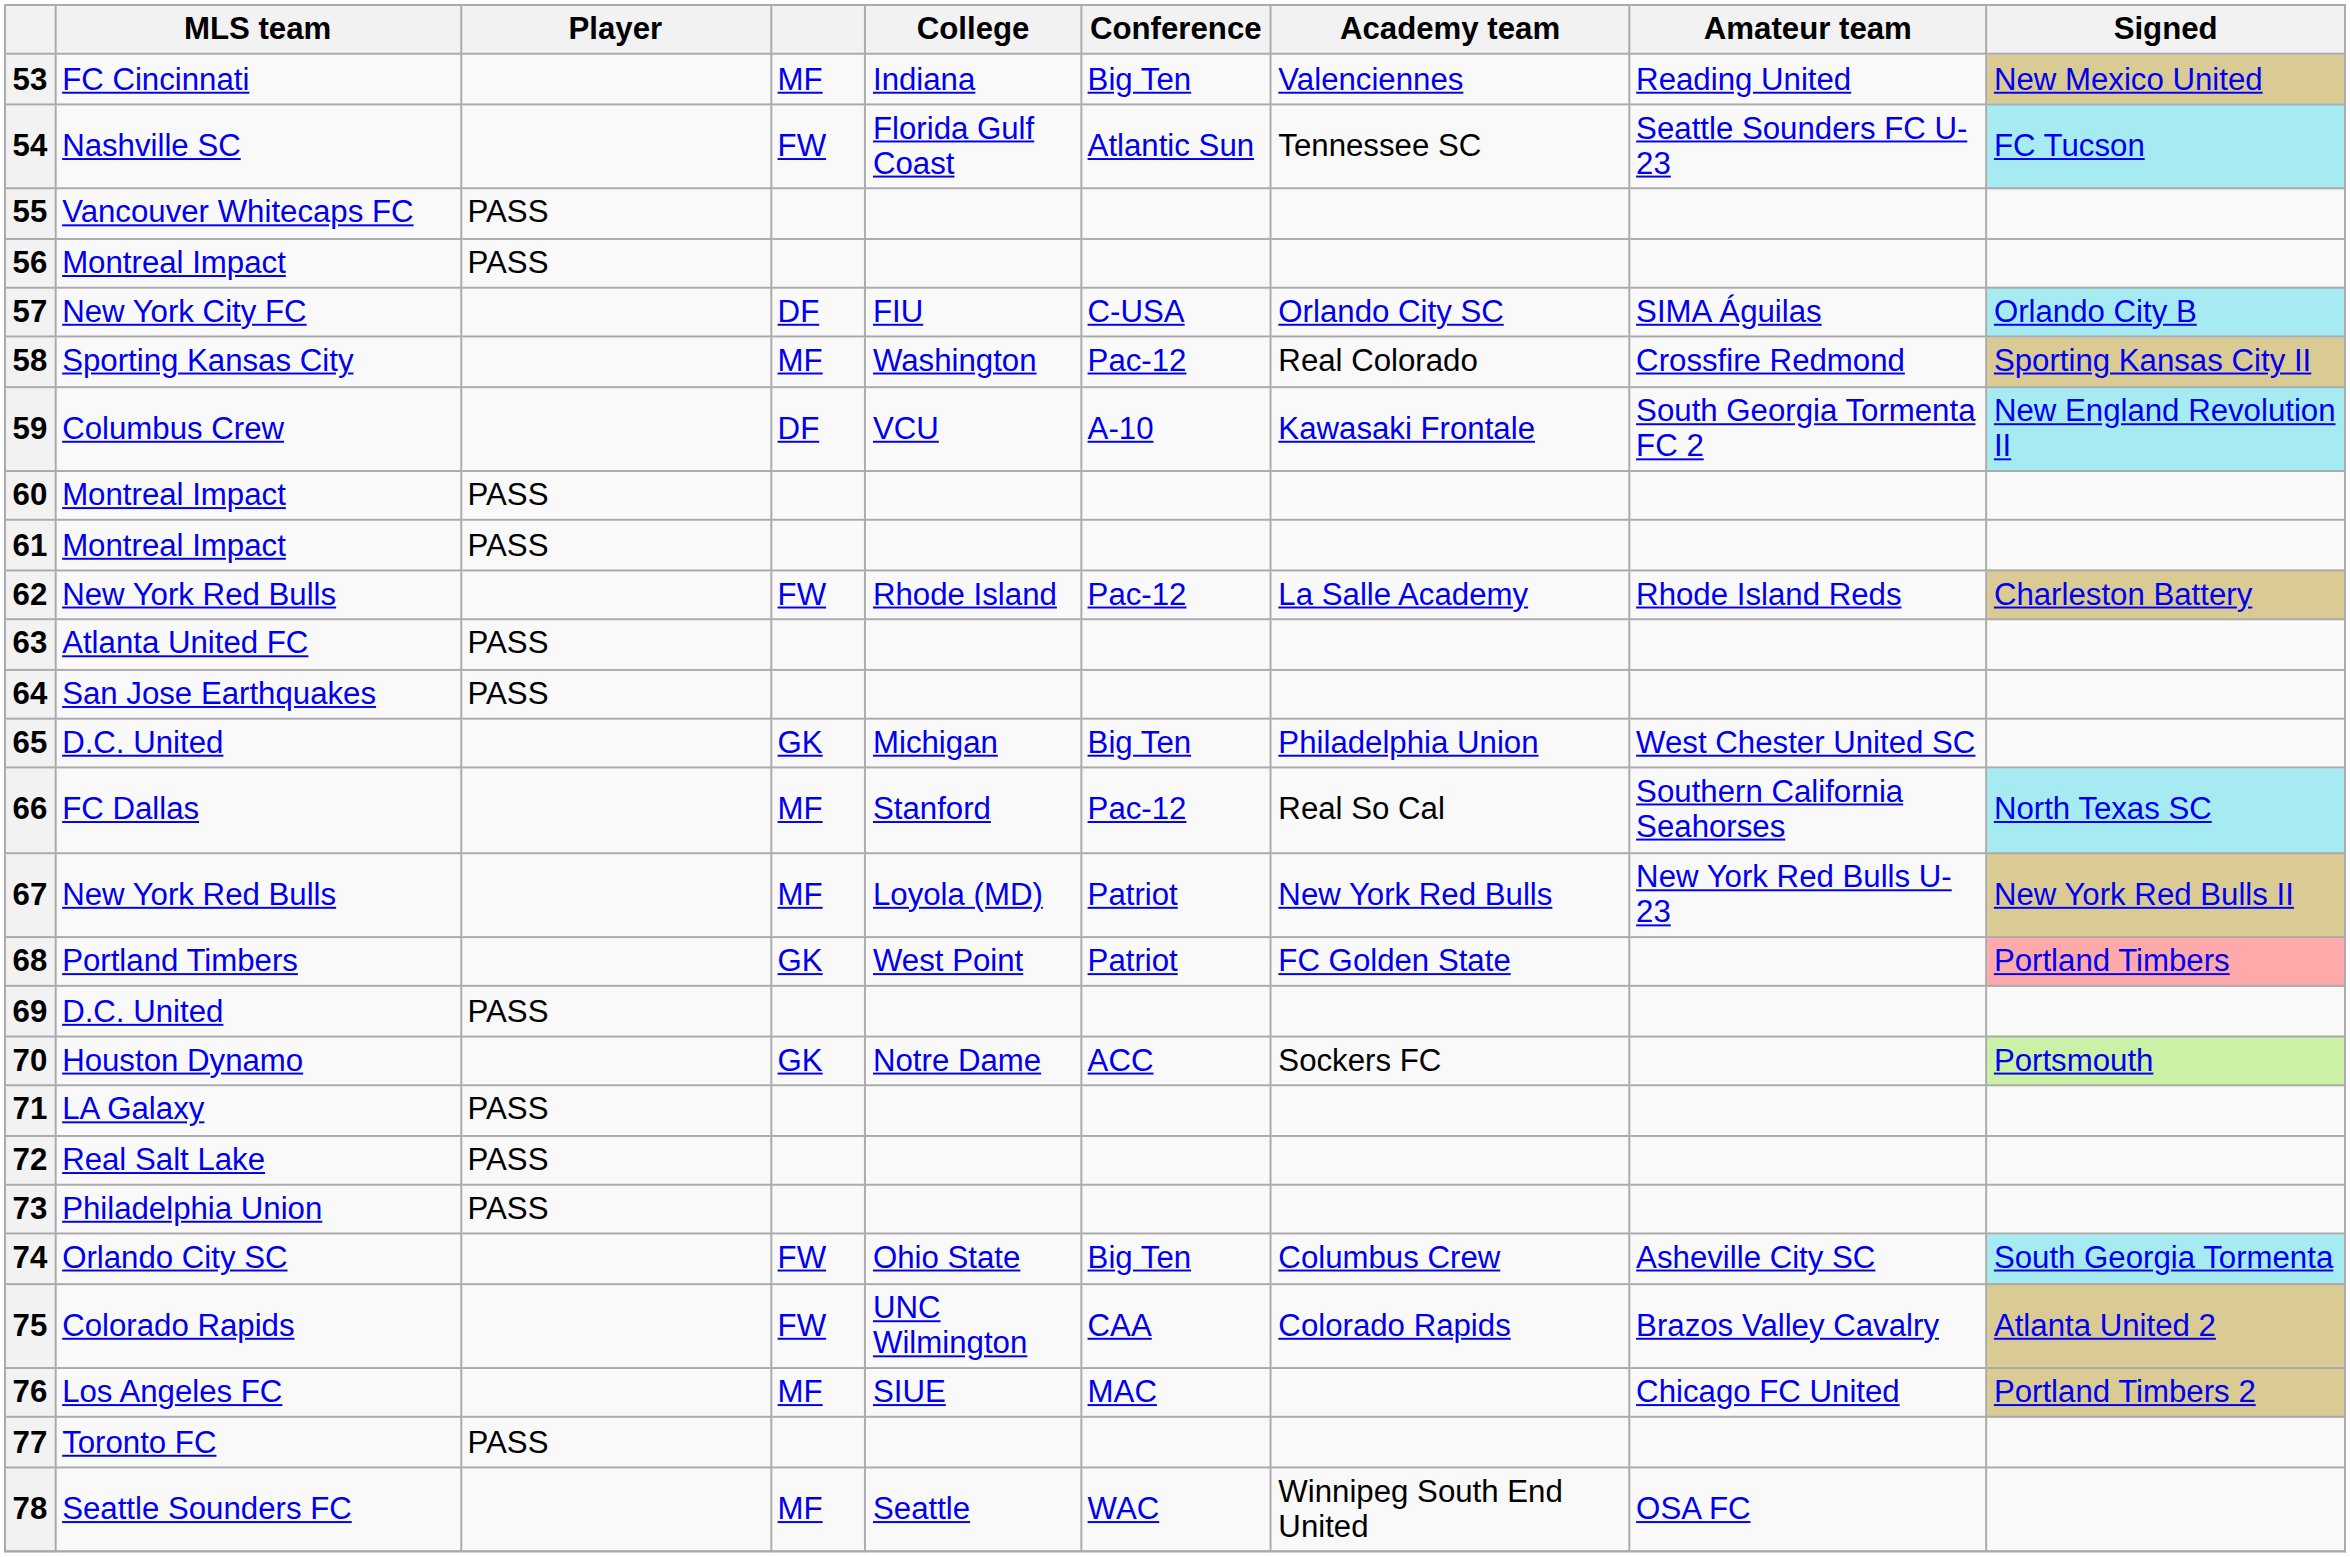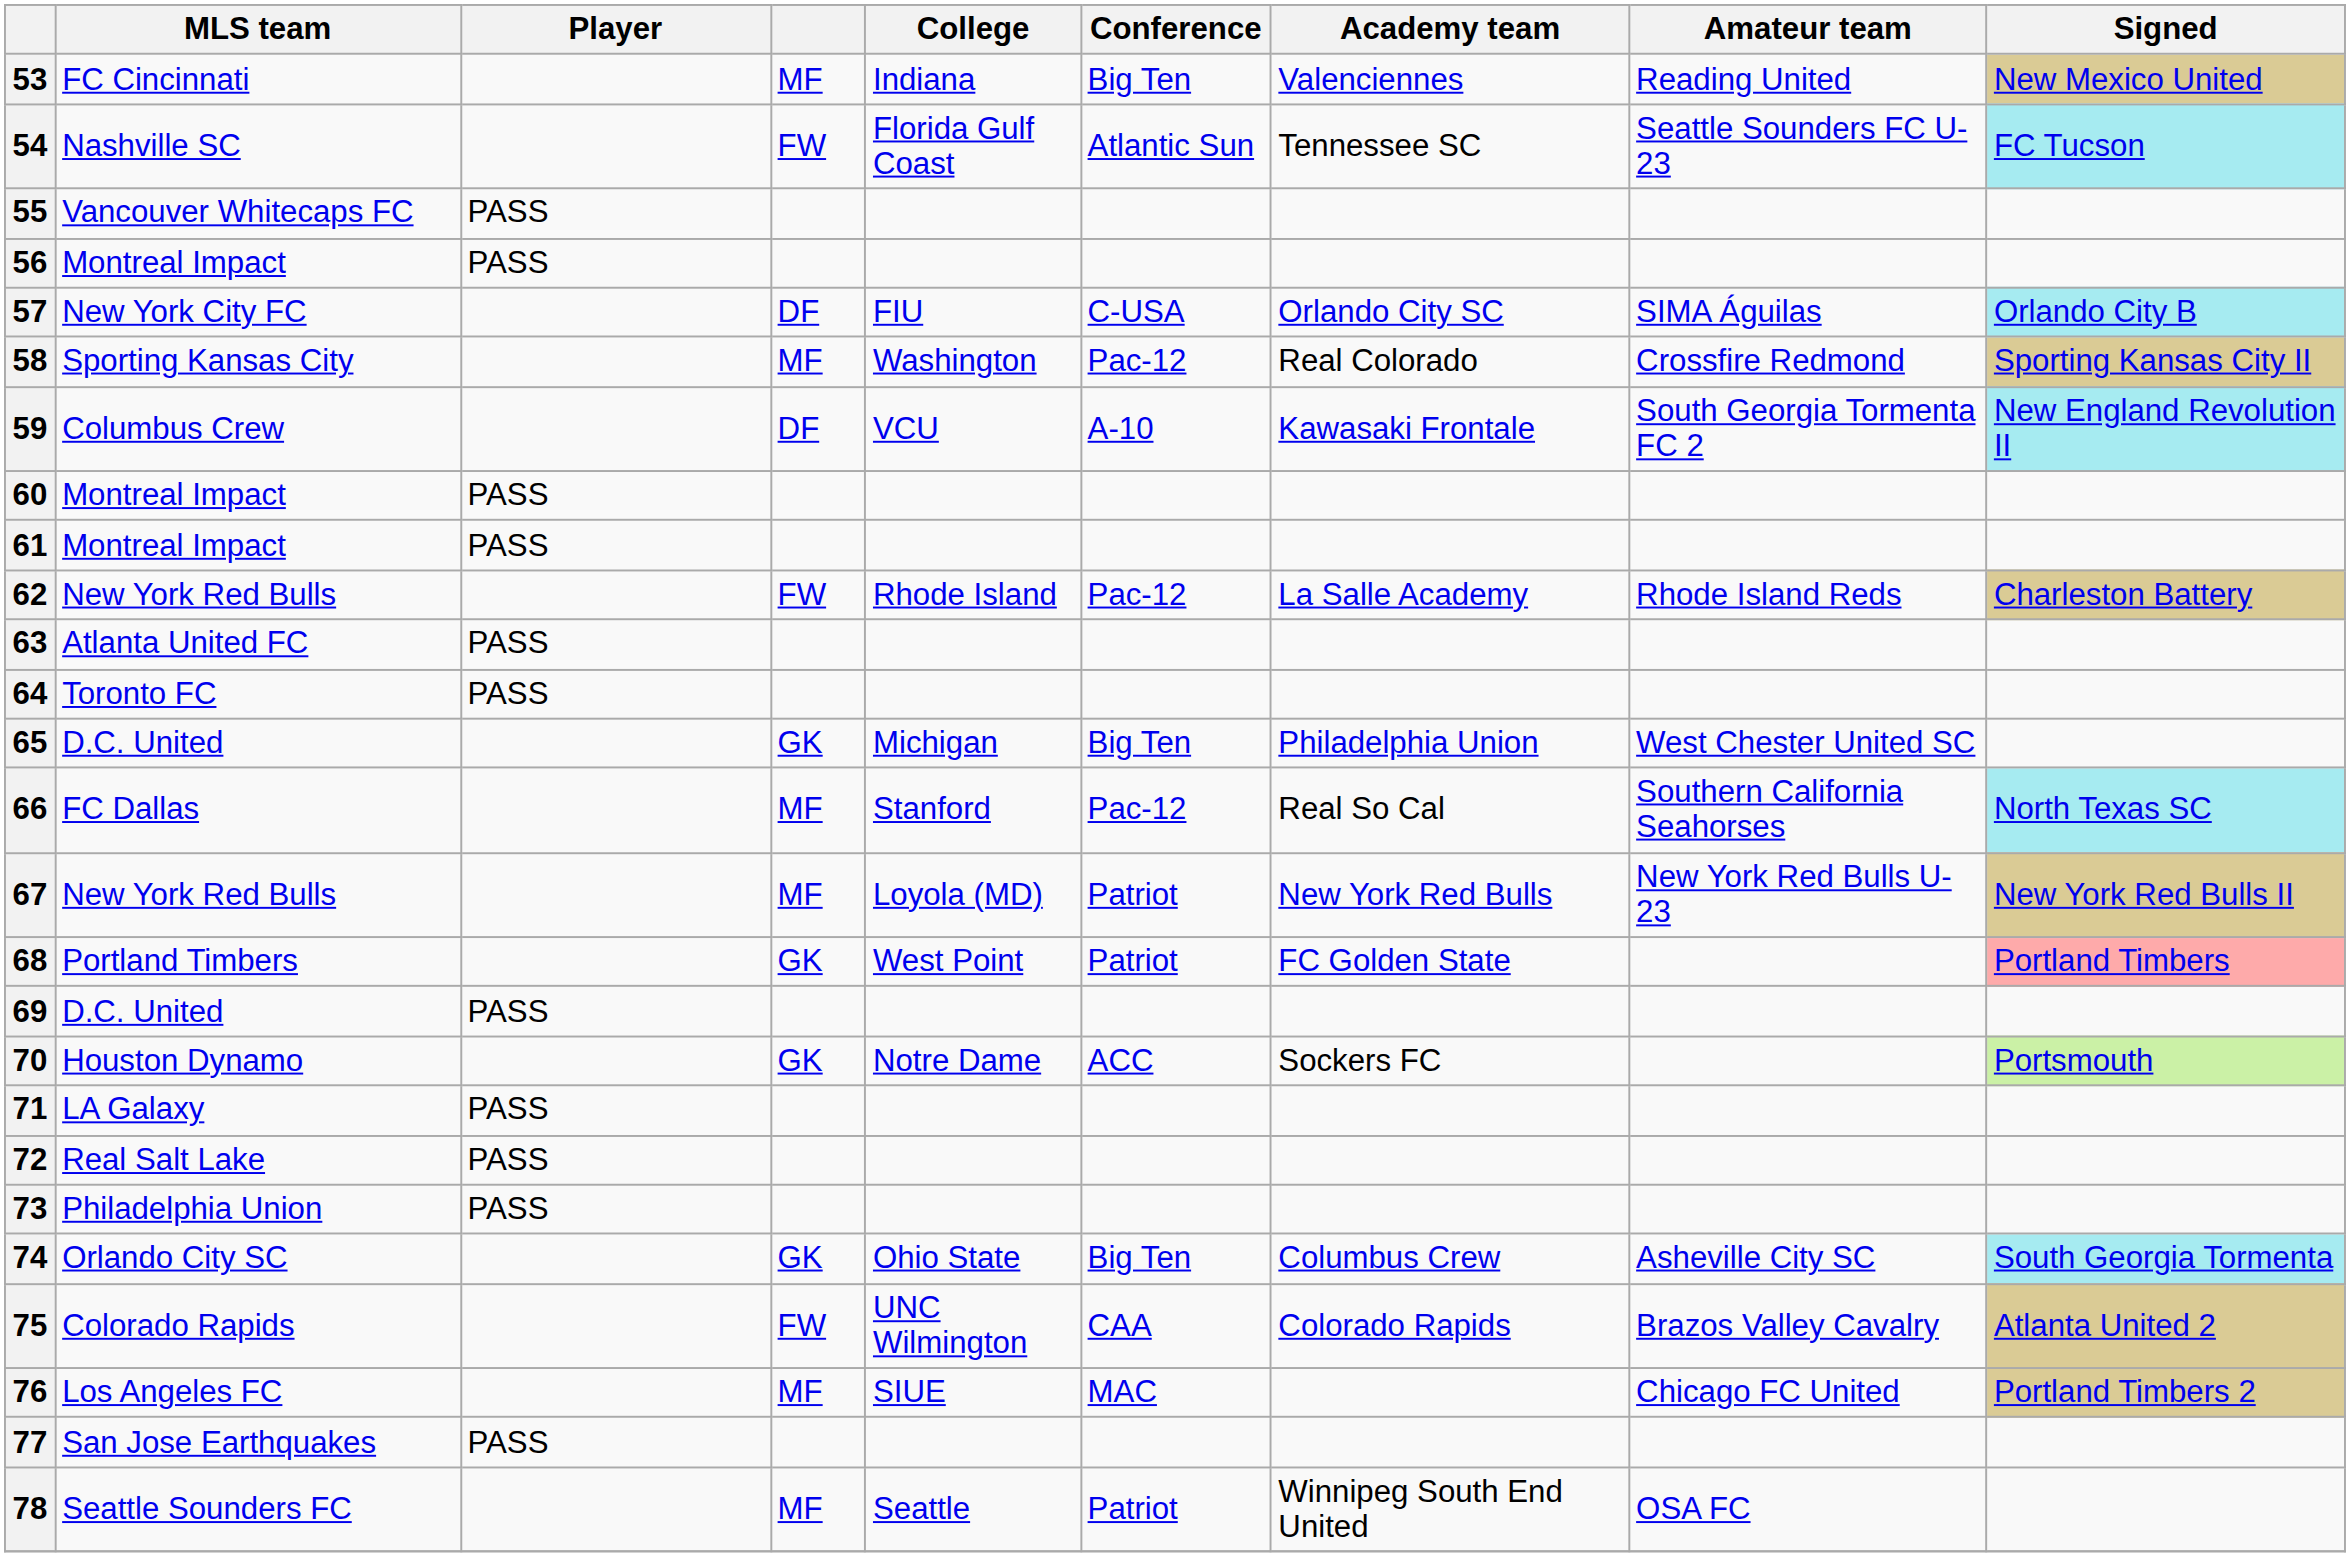(219, 693) San Jose Earthquakes -> (139, 693) Toronto FC
(802, 1258) FW -> (800, 1258) GK
(139, 1441) Toronto FC -> (219, 1441) San Jose Earthquakes
(1123, 1508) WAC -> (1133, 1508) Patriot
